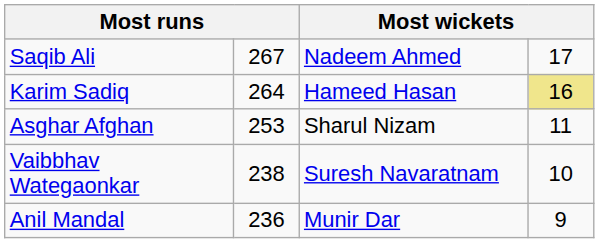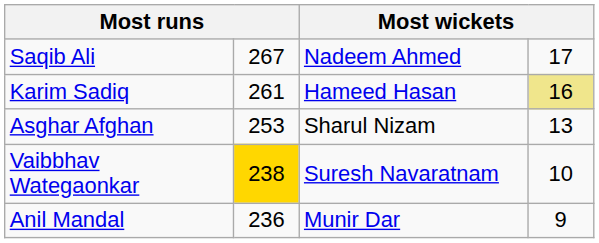(266, 91) 264 -> (266, 91) 261
(561, 126) 11 -> (561, 126) 13
(266, 173) no background -> (266, 173) gold background
